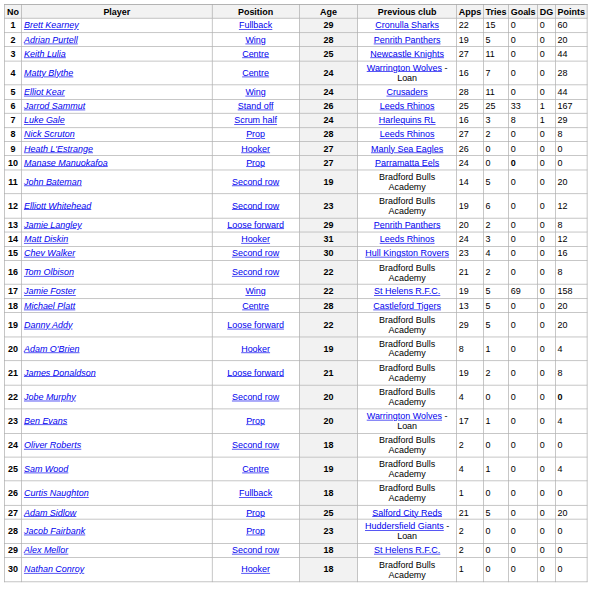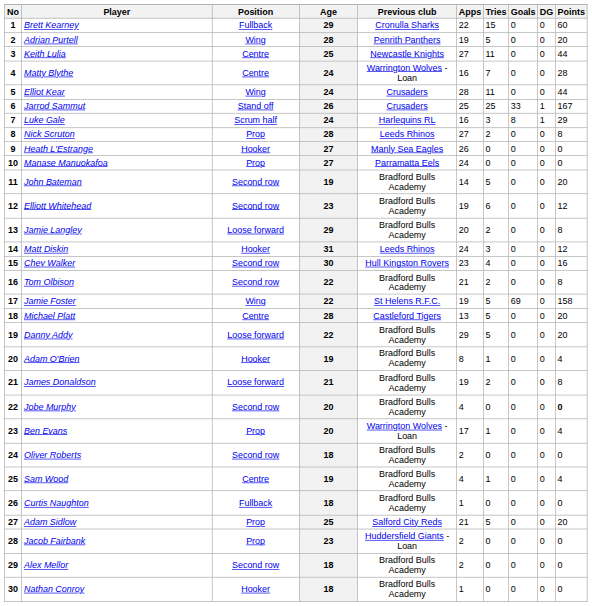(407, 106) Leeds Rhinos -> (407, 106) Crusaders
(513, 162) bold -> (513, 162) normal
(407, 225) Penrith Panthers -> (407, 230) Bradford Bulls Academy
(407, 550) St Helens R.F.C. -> (407, 565) Bradford Bulls Academy
